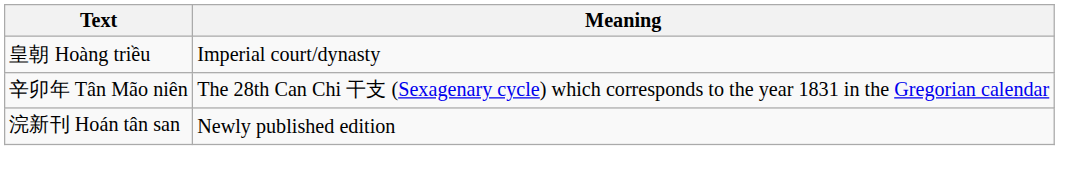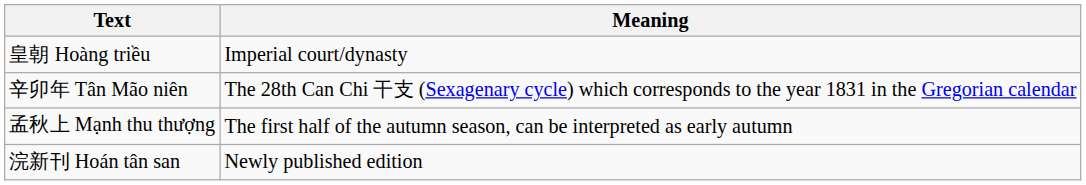+ row: (112, 125)
